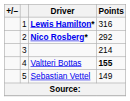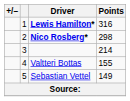(105, 37) 292 -> (105, 37) 298
(105, 63) bold -> (105, 63) normal
